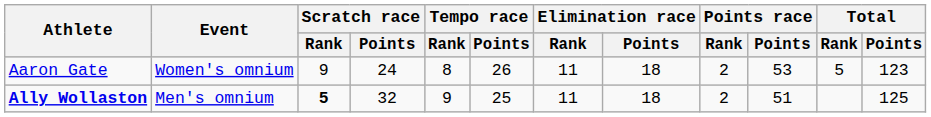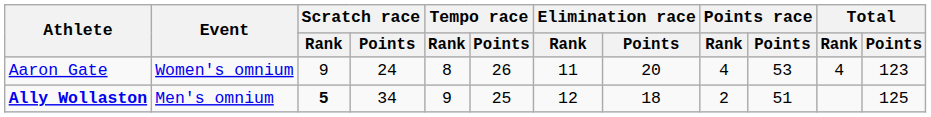(651, 71) 18 -> (651, 71) 20
(724, 71) 2 -> (724, 71) 4
(839, 71) 5 -> (839, 71) 4
(387, 98) 32 -> (387, 98) 34
(568, 98) 11 -> (568, 98) 12
